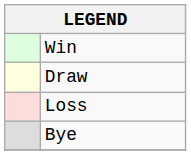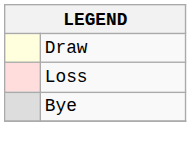- row: (61, 48)
